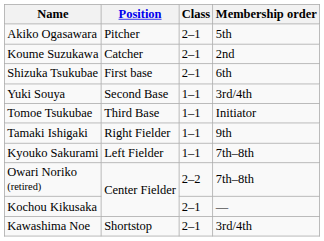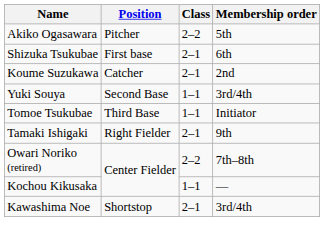(191, 34) 2–1 -> (191, 34) 2–2
rows swapped: (53, 53) <-> (53, 73)
(191, 133) 1–1 -> (191, 133) 2–1
- row: (53, 152)
(191, 206) 2–1 -> (191, 186) 1–1
